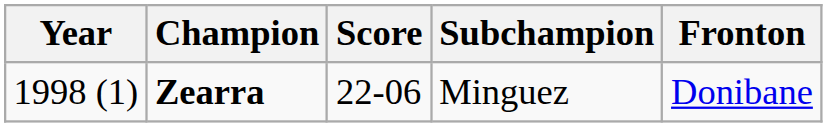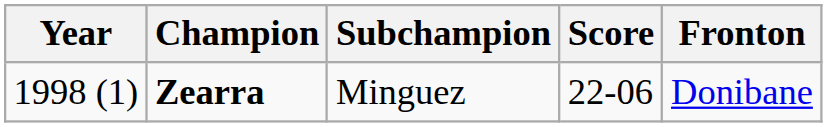columns swapped: (547, 33) <-> (379, 33)
